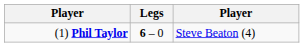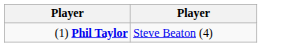- column: (152, 13)
